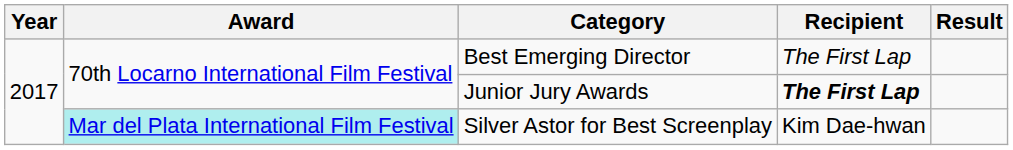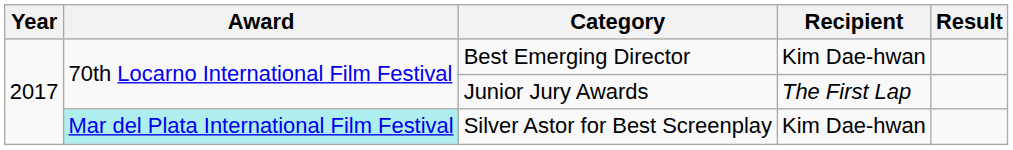(847, 56) The First Lap -> (854, 56) Kim Dae-hwan
(851, 91) bold -> (847, 91) normal
